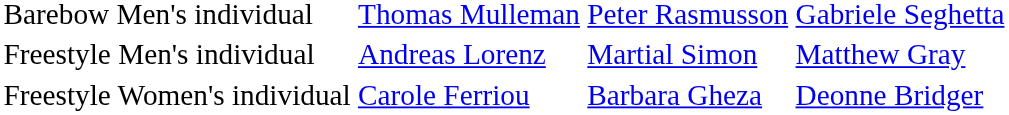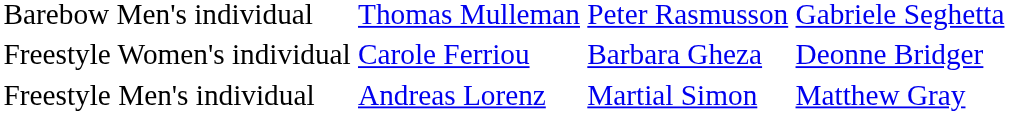rows swapped: (159, 54) <-> (177, 95)
